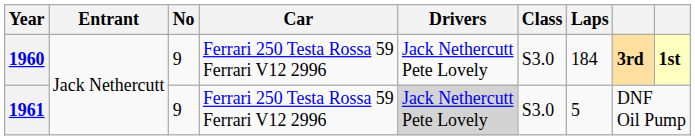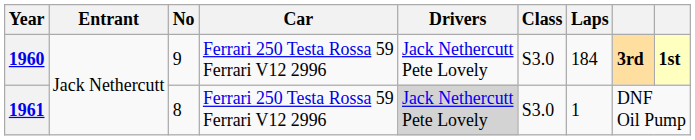(177, 110) 9 -> (177, 110) 8
(575, 110) 5 -> (575, 110) 1
